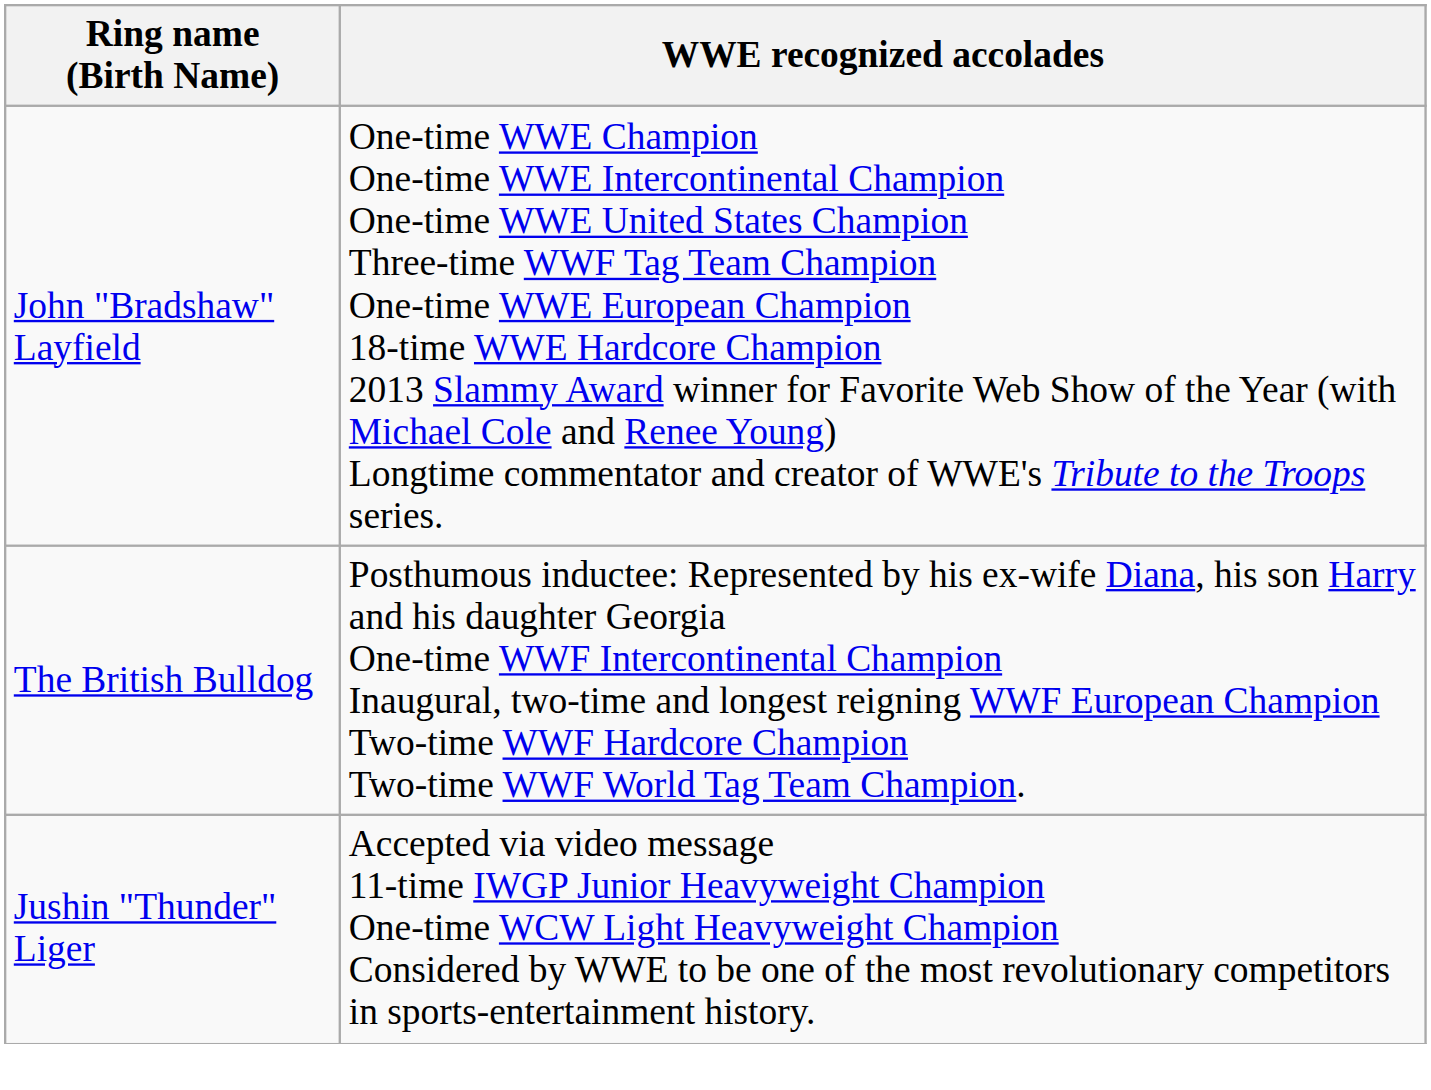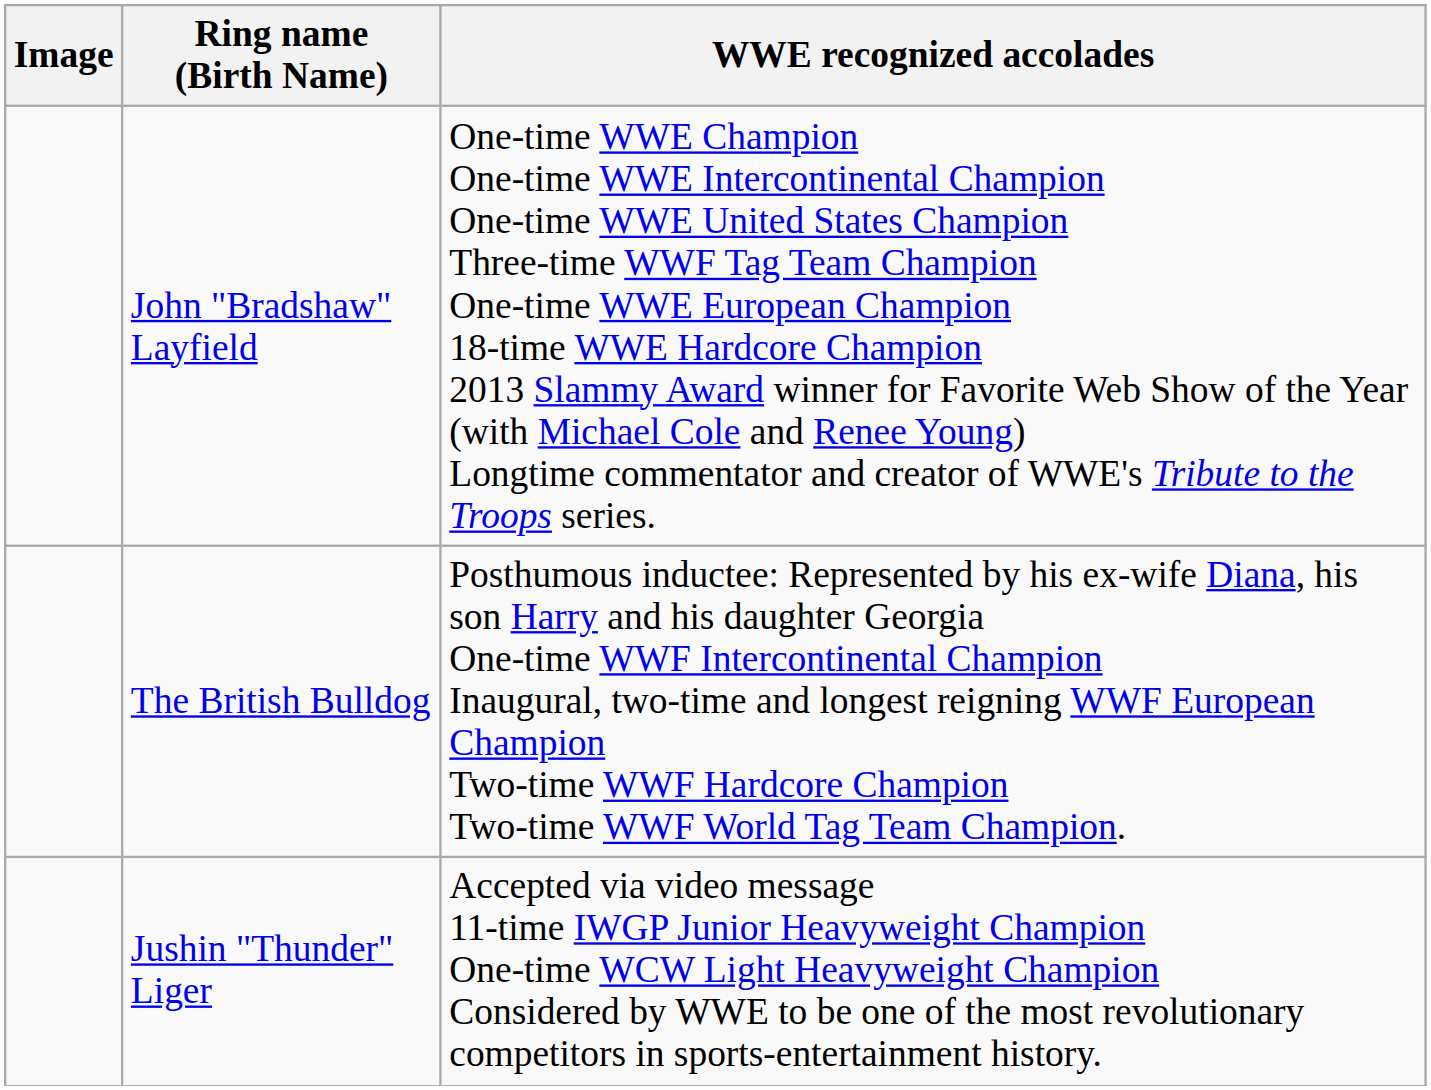+ column: (64, 55)
